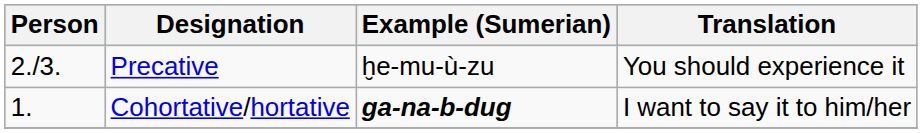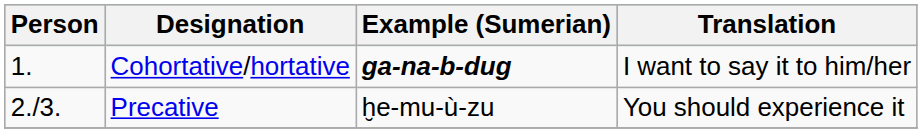rows swapped: (230, 107) <-> (165, 66)
